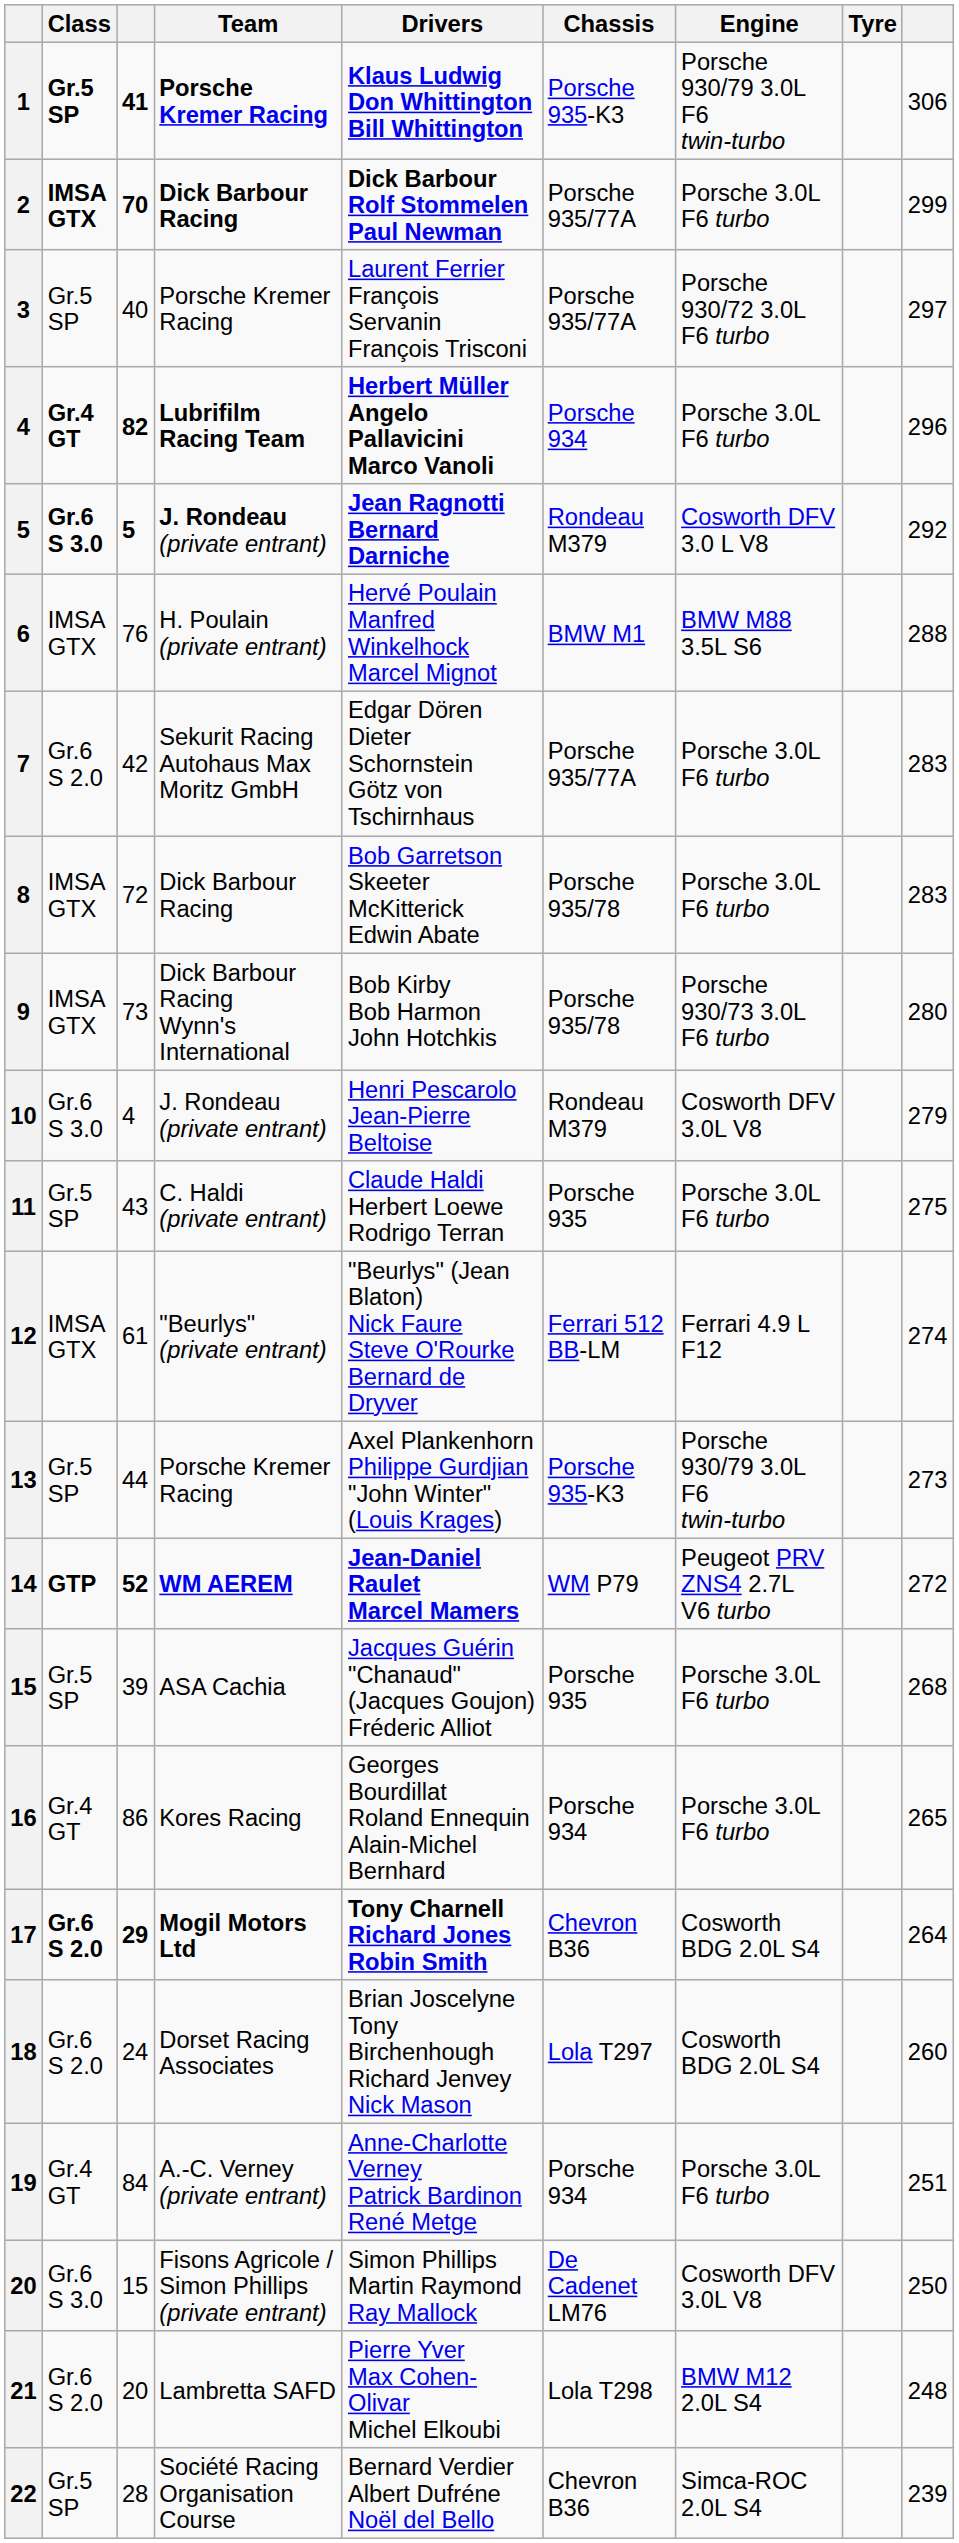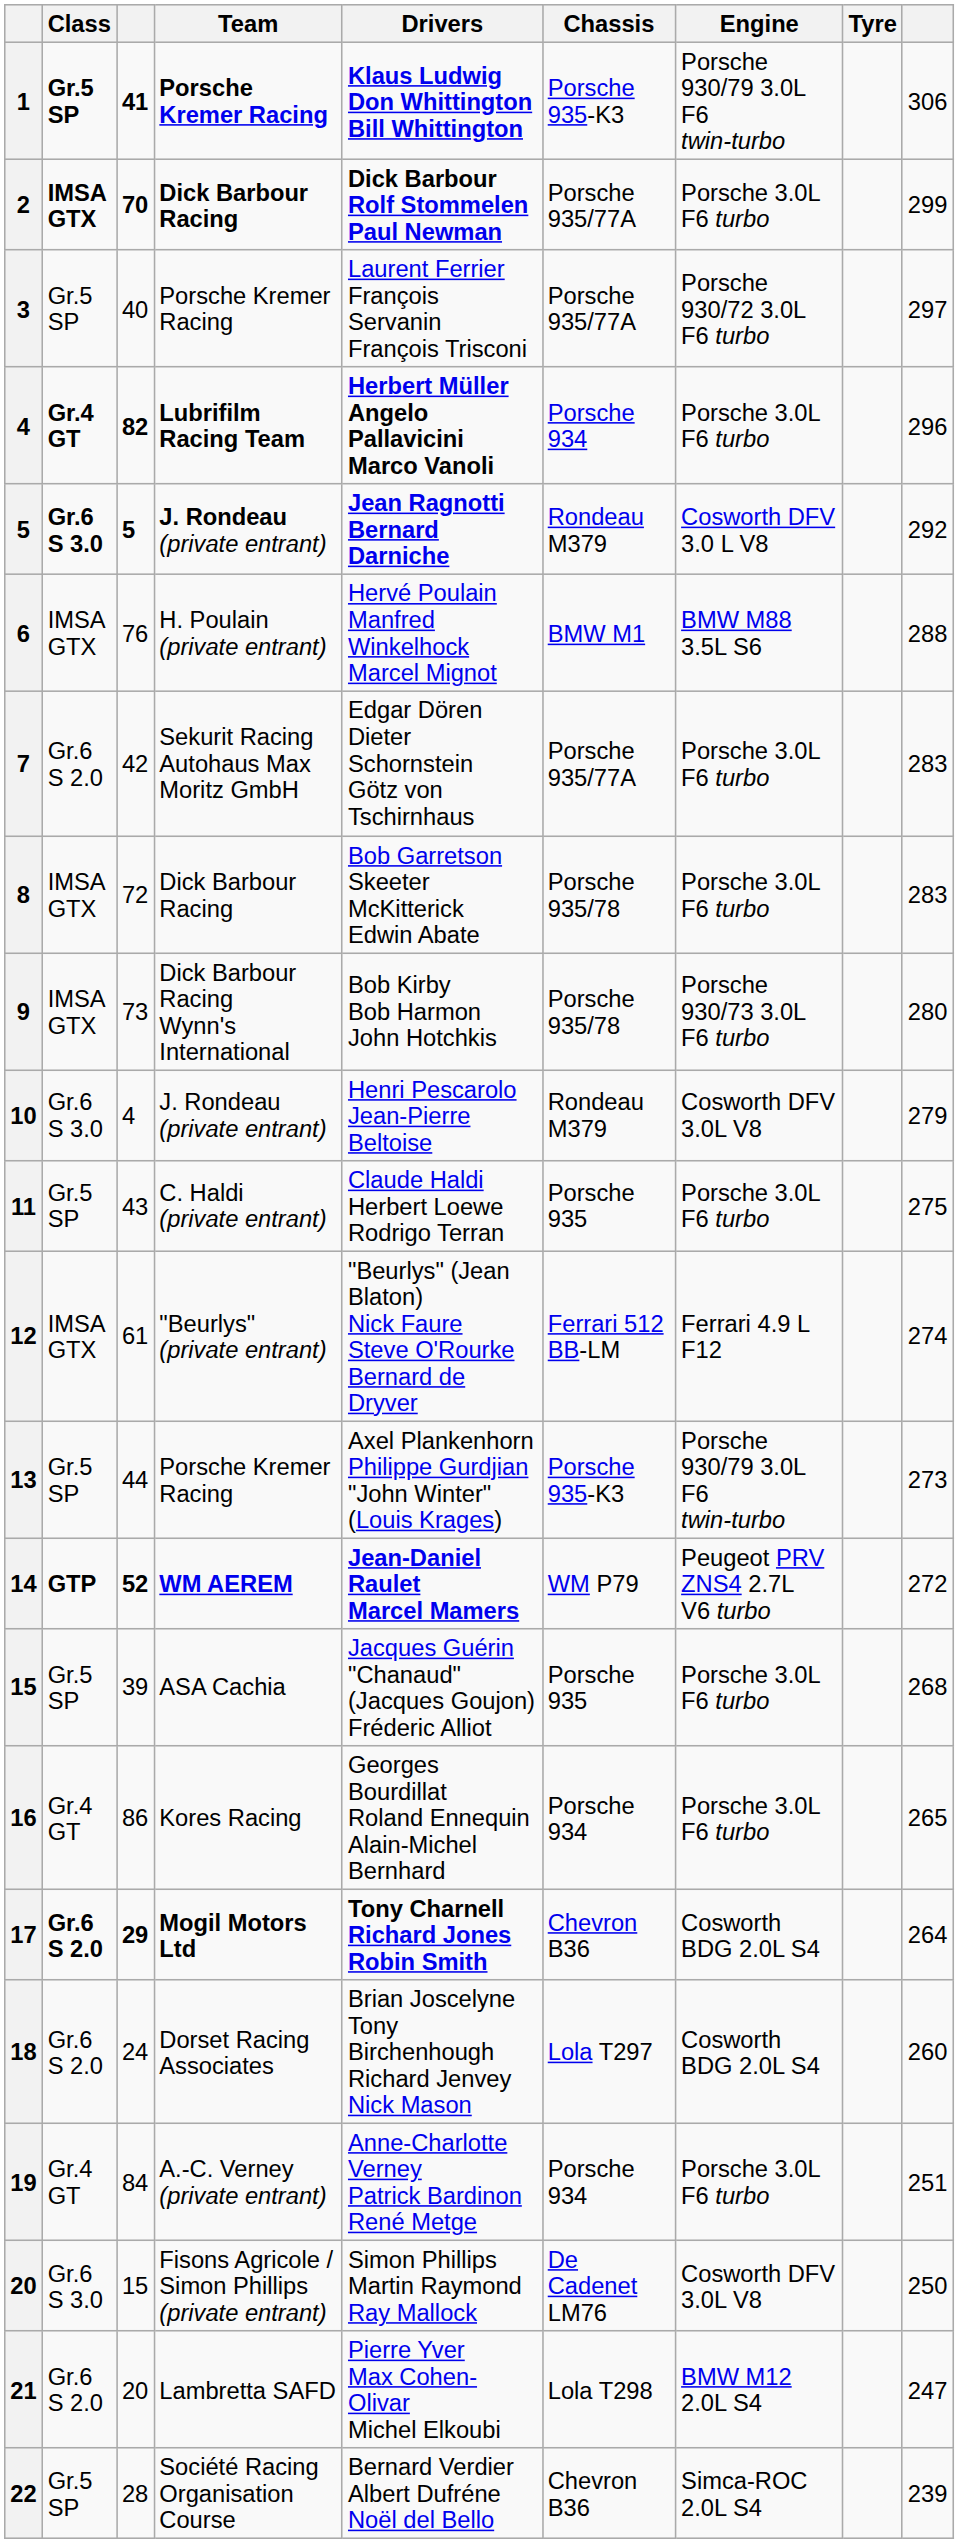(928, 2390) 248 -> (928, 2390) 247
